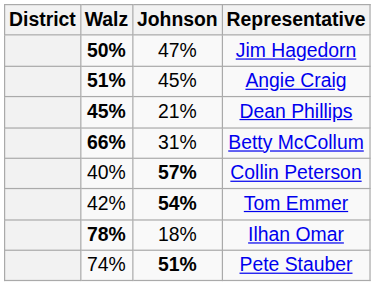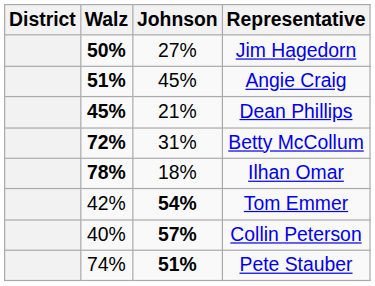(177, 50) 47% -> (177, 50) 27%
(106, 142) 66% -> (106, 142) 72%
rows swapped: (296, 234) <-> (296, 173)
